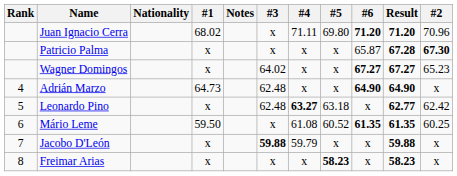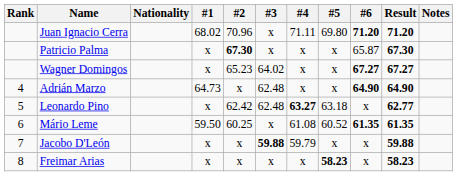columns swapped: (436, 13) <-> (240, 13)
(402, 50) 67.28 -> (400, 50) 67.30
